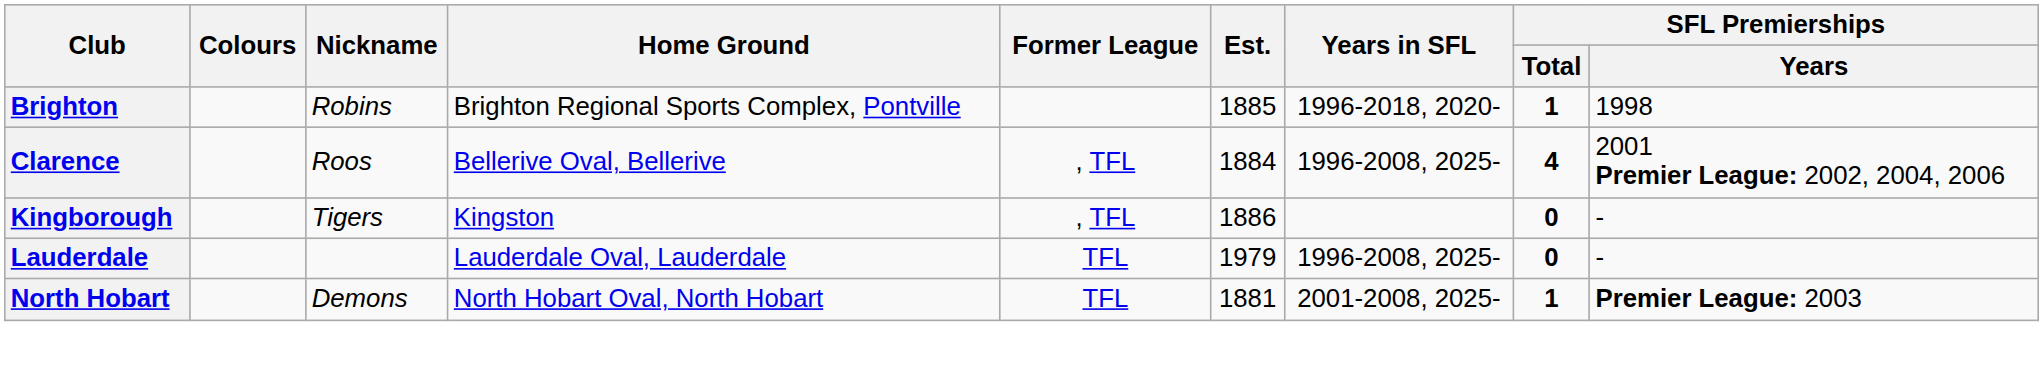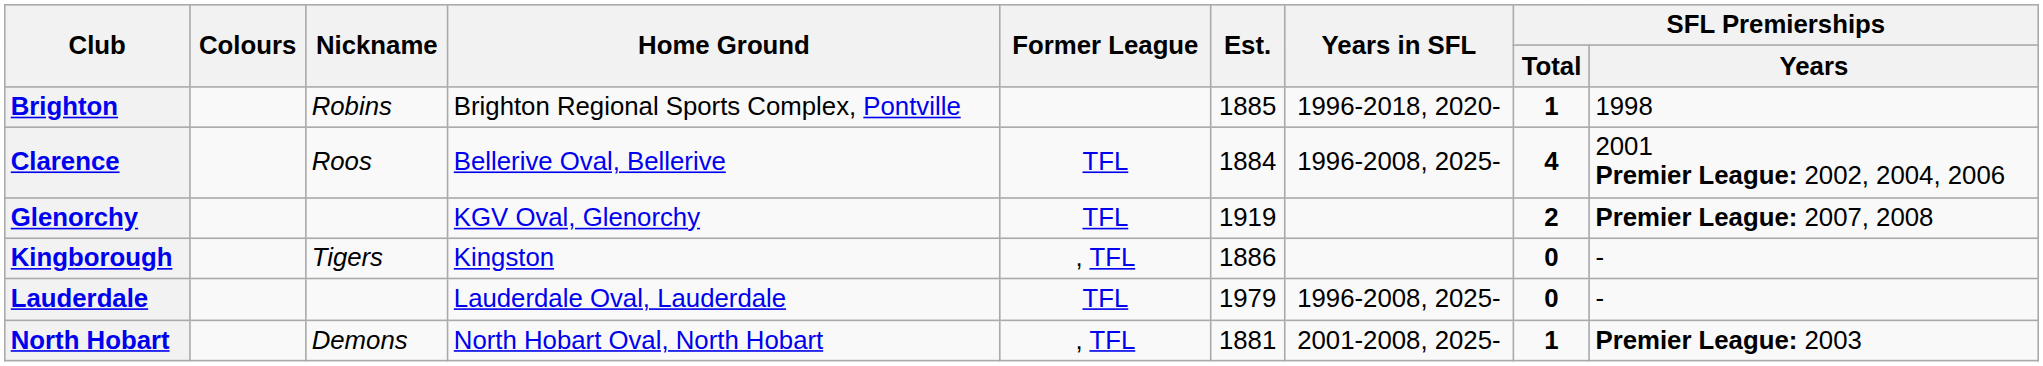(1105, 161) , TFL -> (1105, 161) TFL
+ row: (74, 217)
(1105, 299) TFL -> (1105, 339) , TFL
